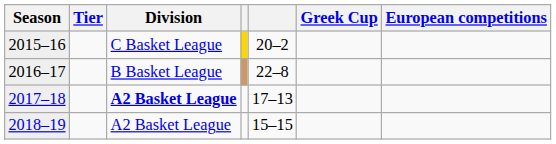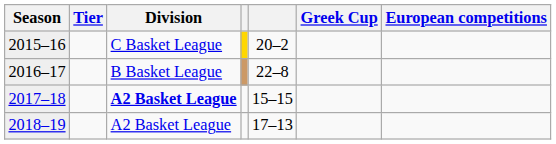(272, 98) 17–13 -> (272, 98) 15–15
(272, 125) 15–15 -> (272, 125) 17–13
